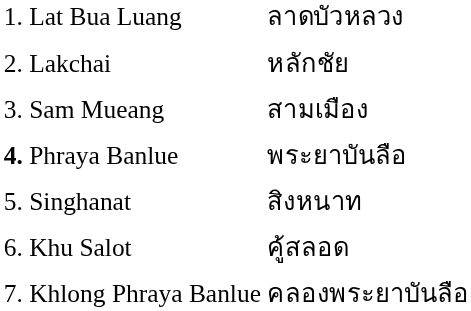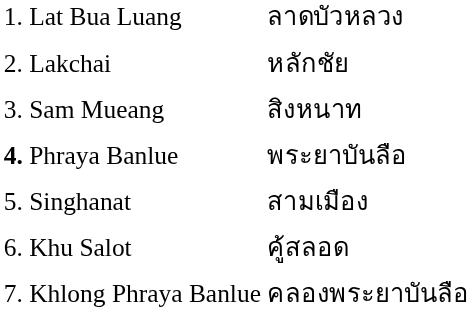(318, 109) สามเมือง -> (315, 109) สิงหนาท
(315, 201) สิงหนาท -> (318, 201) สามเมือง
